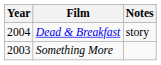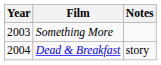rows swapped: (74, 50) <-> (78, 32)
